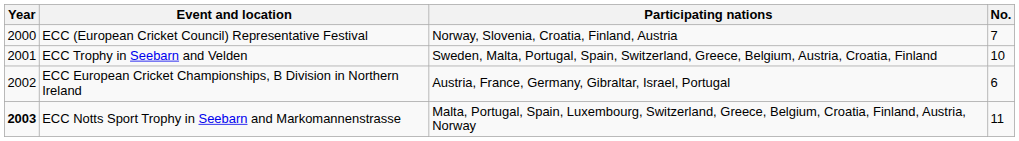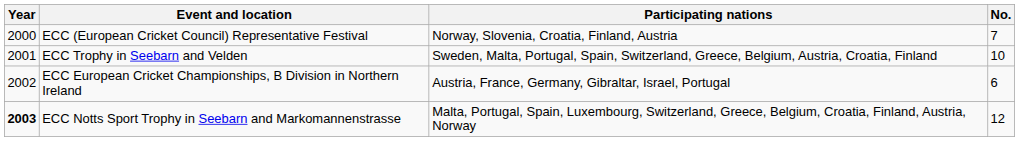(997, 118) 11 -> (998, 118) 12
